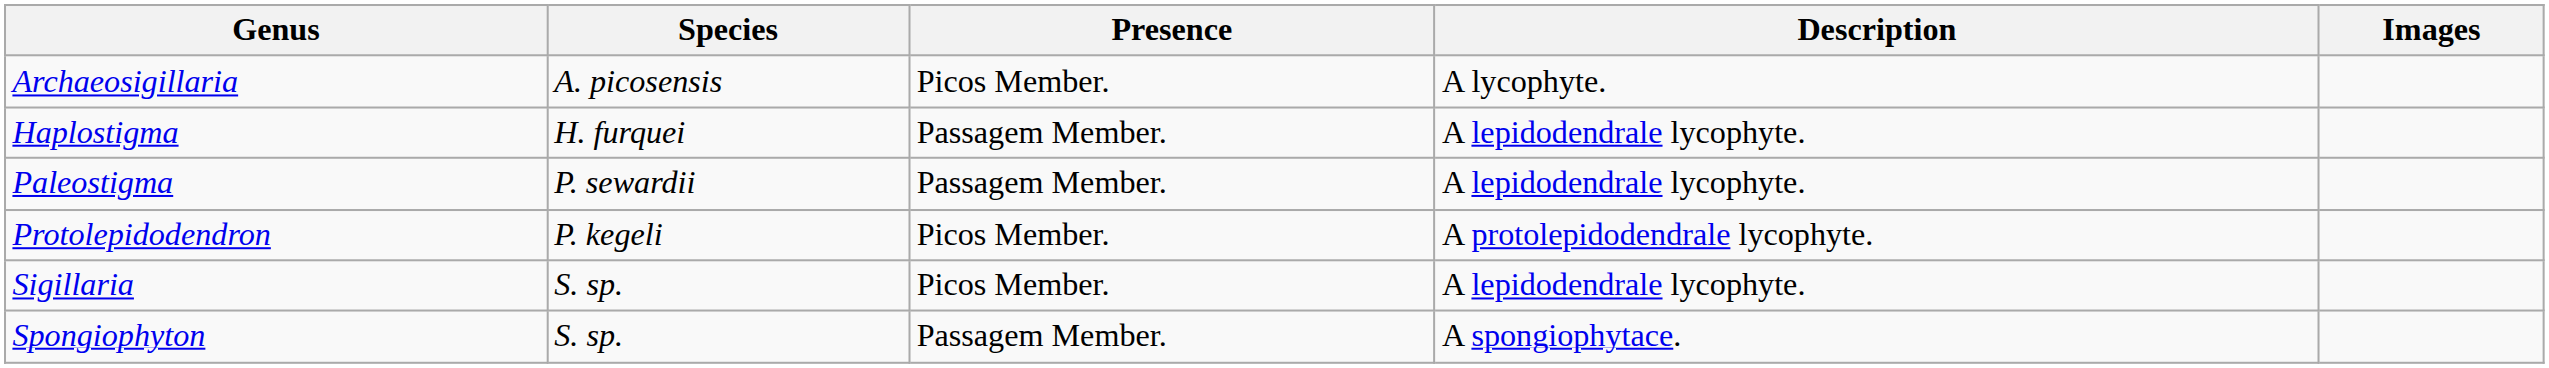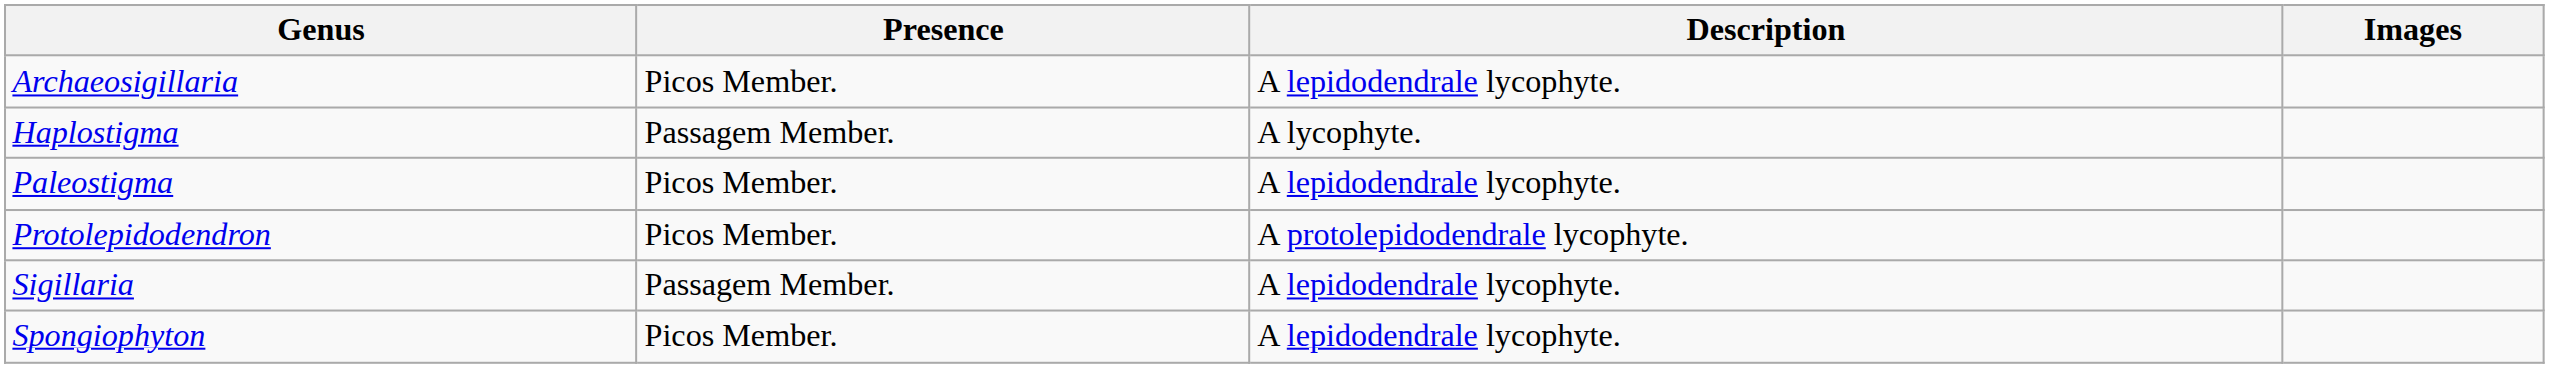- column: (728, 30)
(1524, 81) A lycophyte. -> (1439, 81) A lepidodendrale lycophyte.
(1624, 132) A lepidodendrale lycophyte. -> (1339, 132) A lycophyte.
(1042, 183) Passagem Member. -> (741, 183) Picos Member.
(1013, 285) Picos Member. -> (770, 285) Passagem Member.
(1042, 336) Passagem Member. -> (741, 336) Picos Member.
(1562, 336) A spongiophytace. -> (1439, 336) A lepidodendrale lycophyte.
